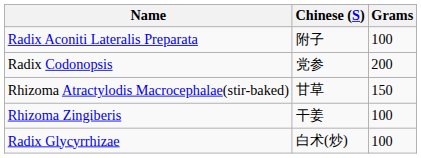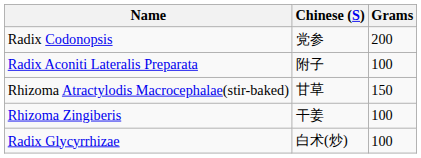rows swapped: (103, 39) <-> (60, 64)
